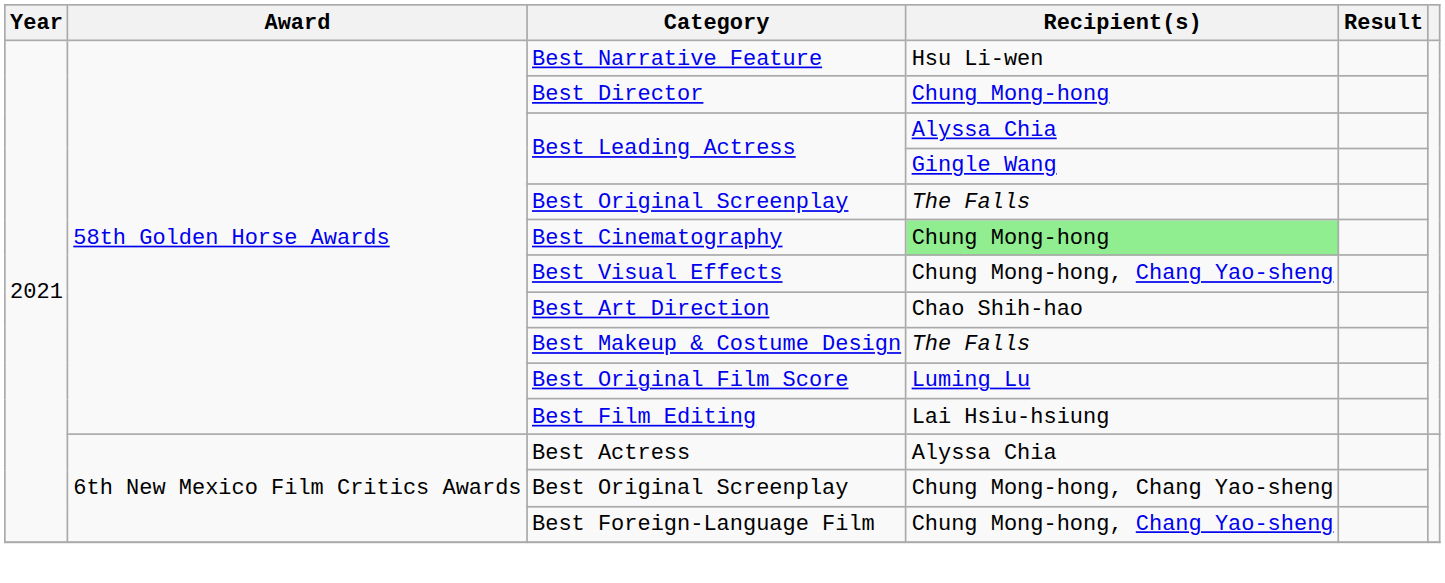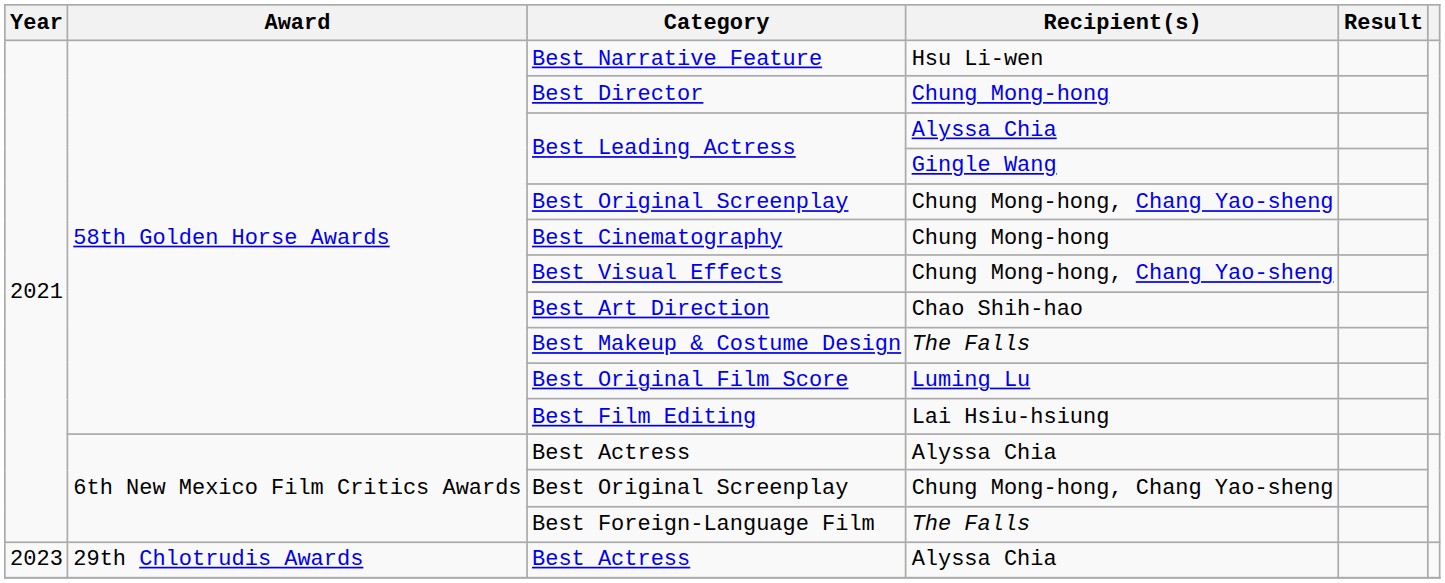(971, 202) The Falls -> (1123, 202) Chung Mong-hong, Chang Yao-sheng
(1011, 238) lightgreen background -> (1011, 238) no background
(1123, 524) Chung Mong-hong, Chang Yao-sheng -> (971, 524) The Falls
+ row: (218, 560)
